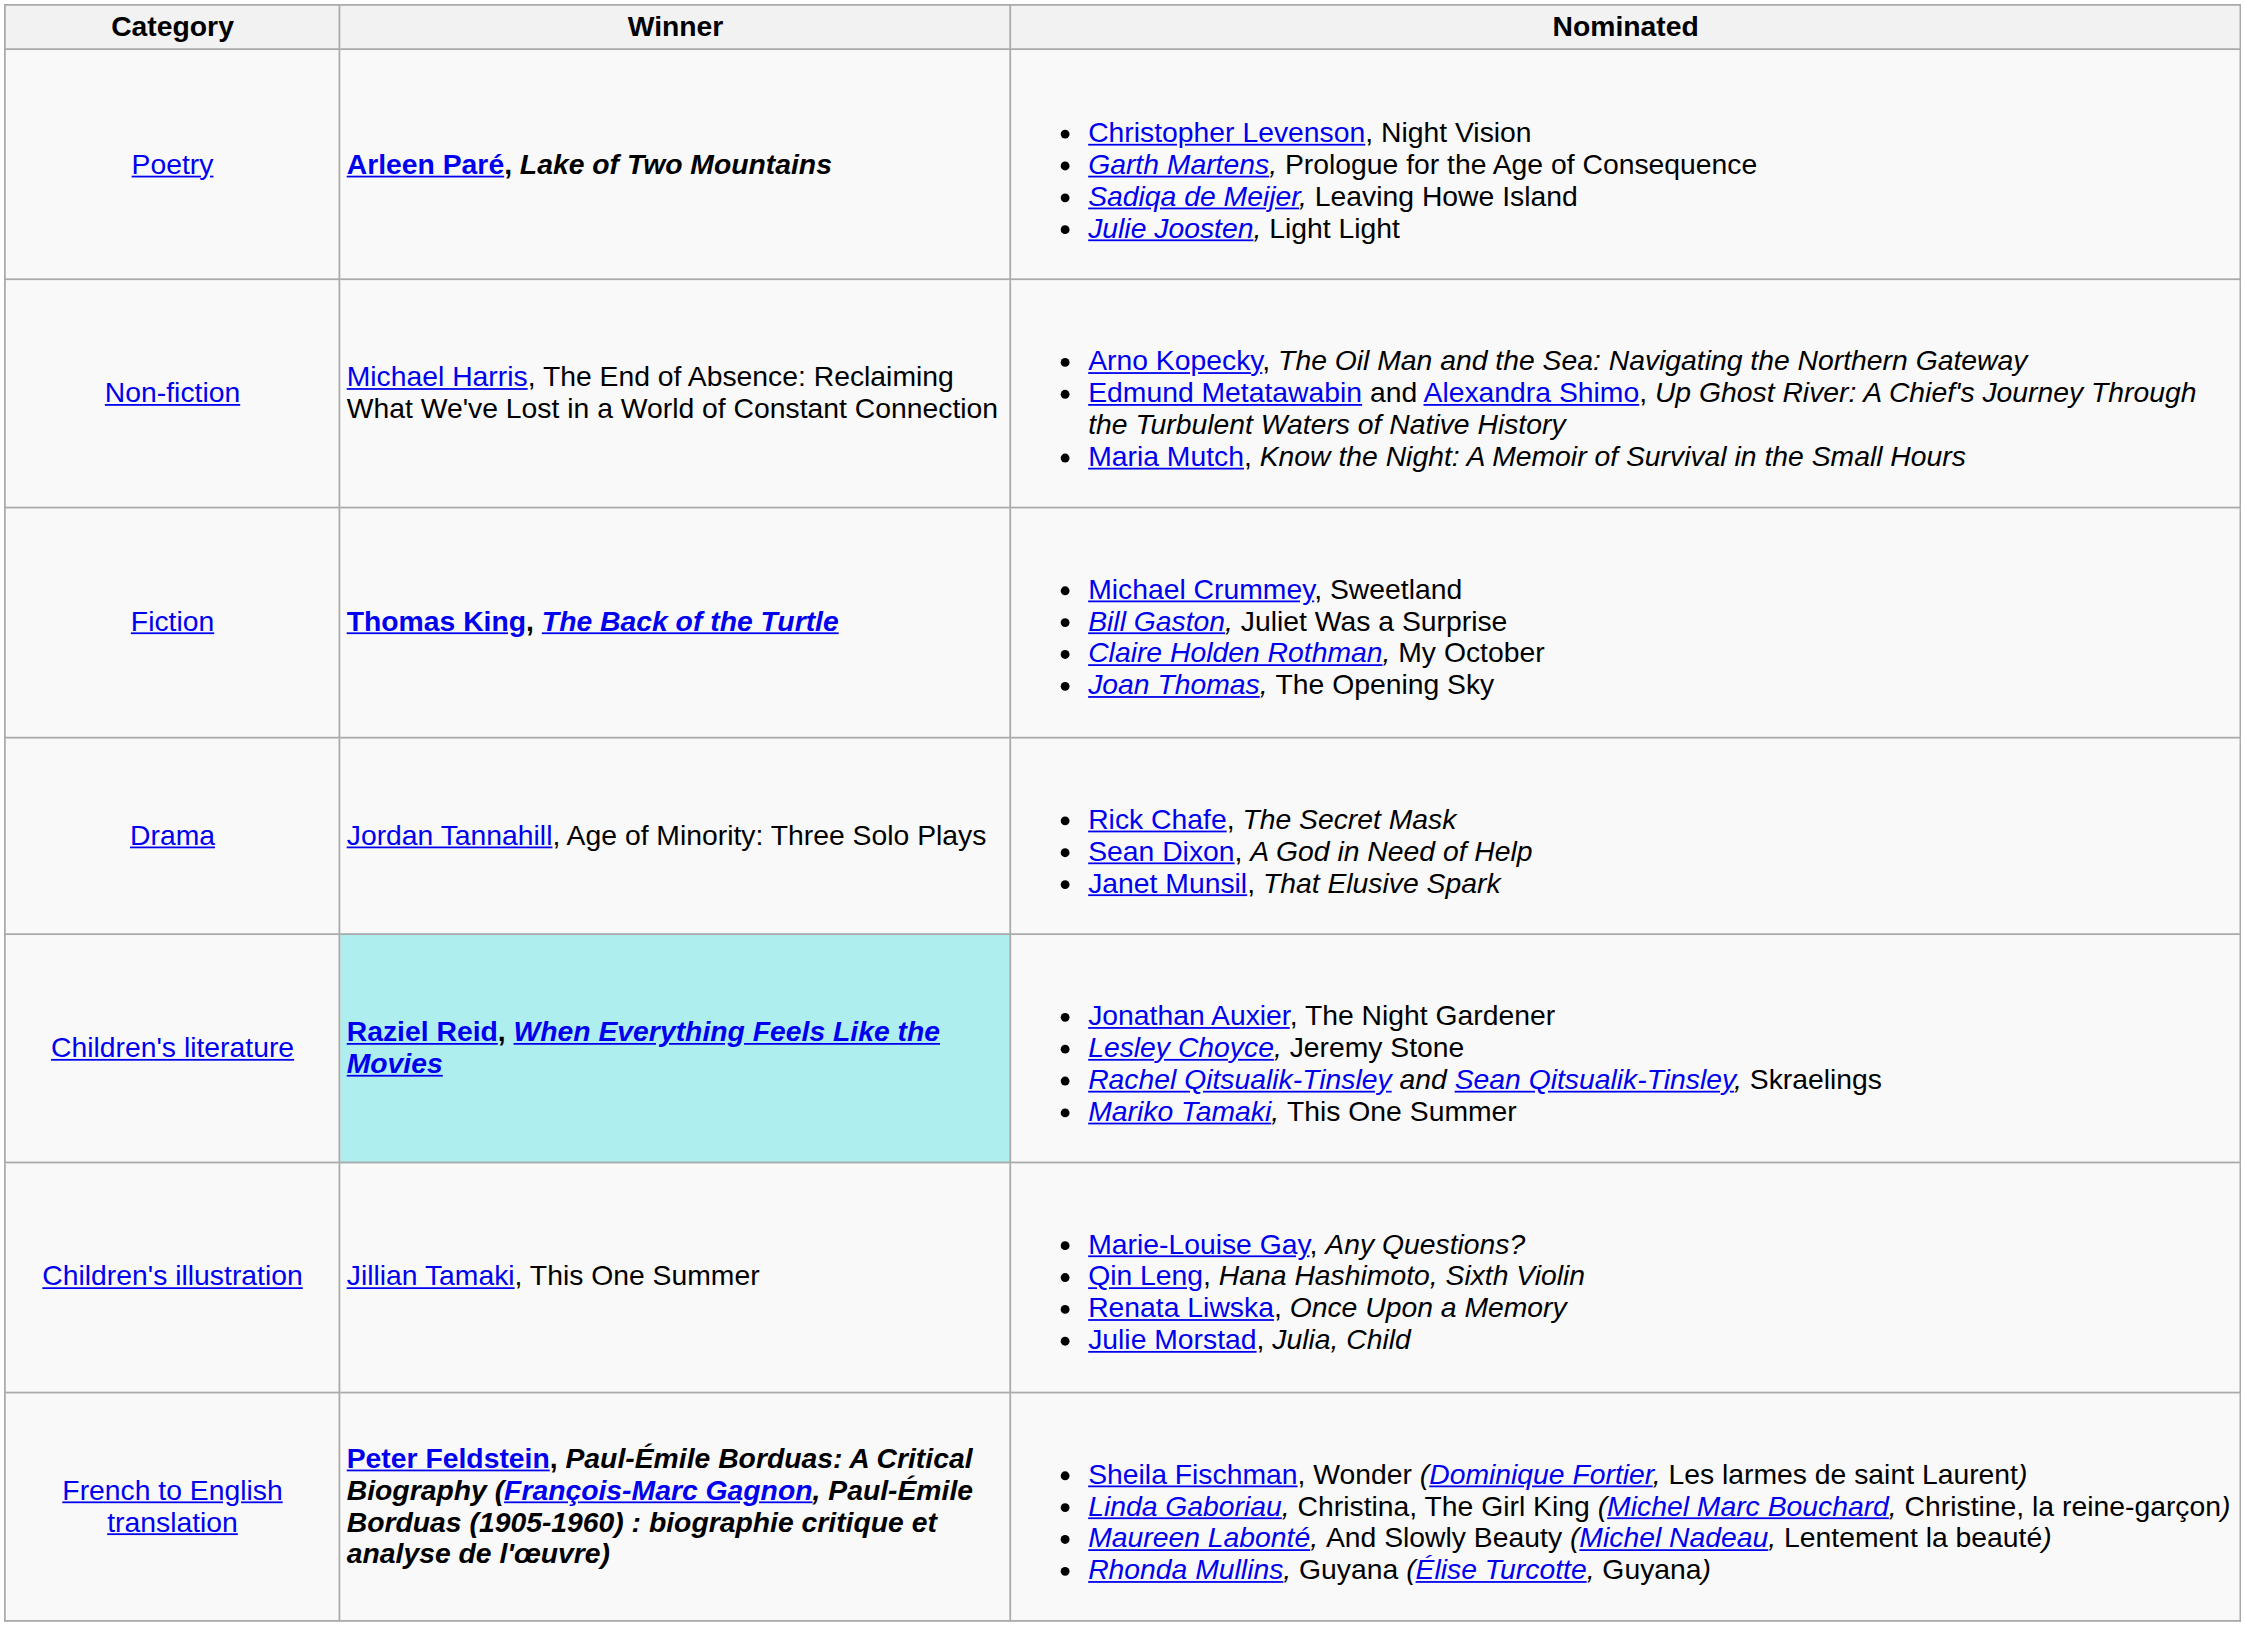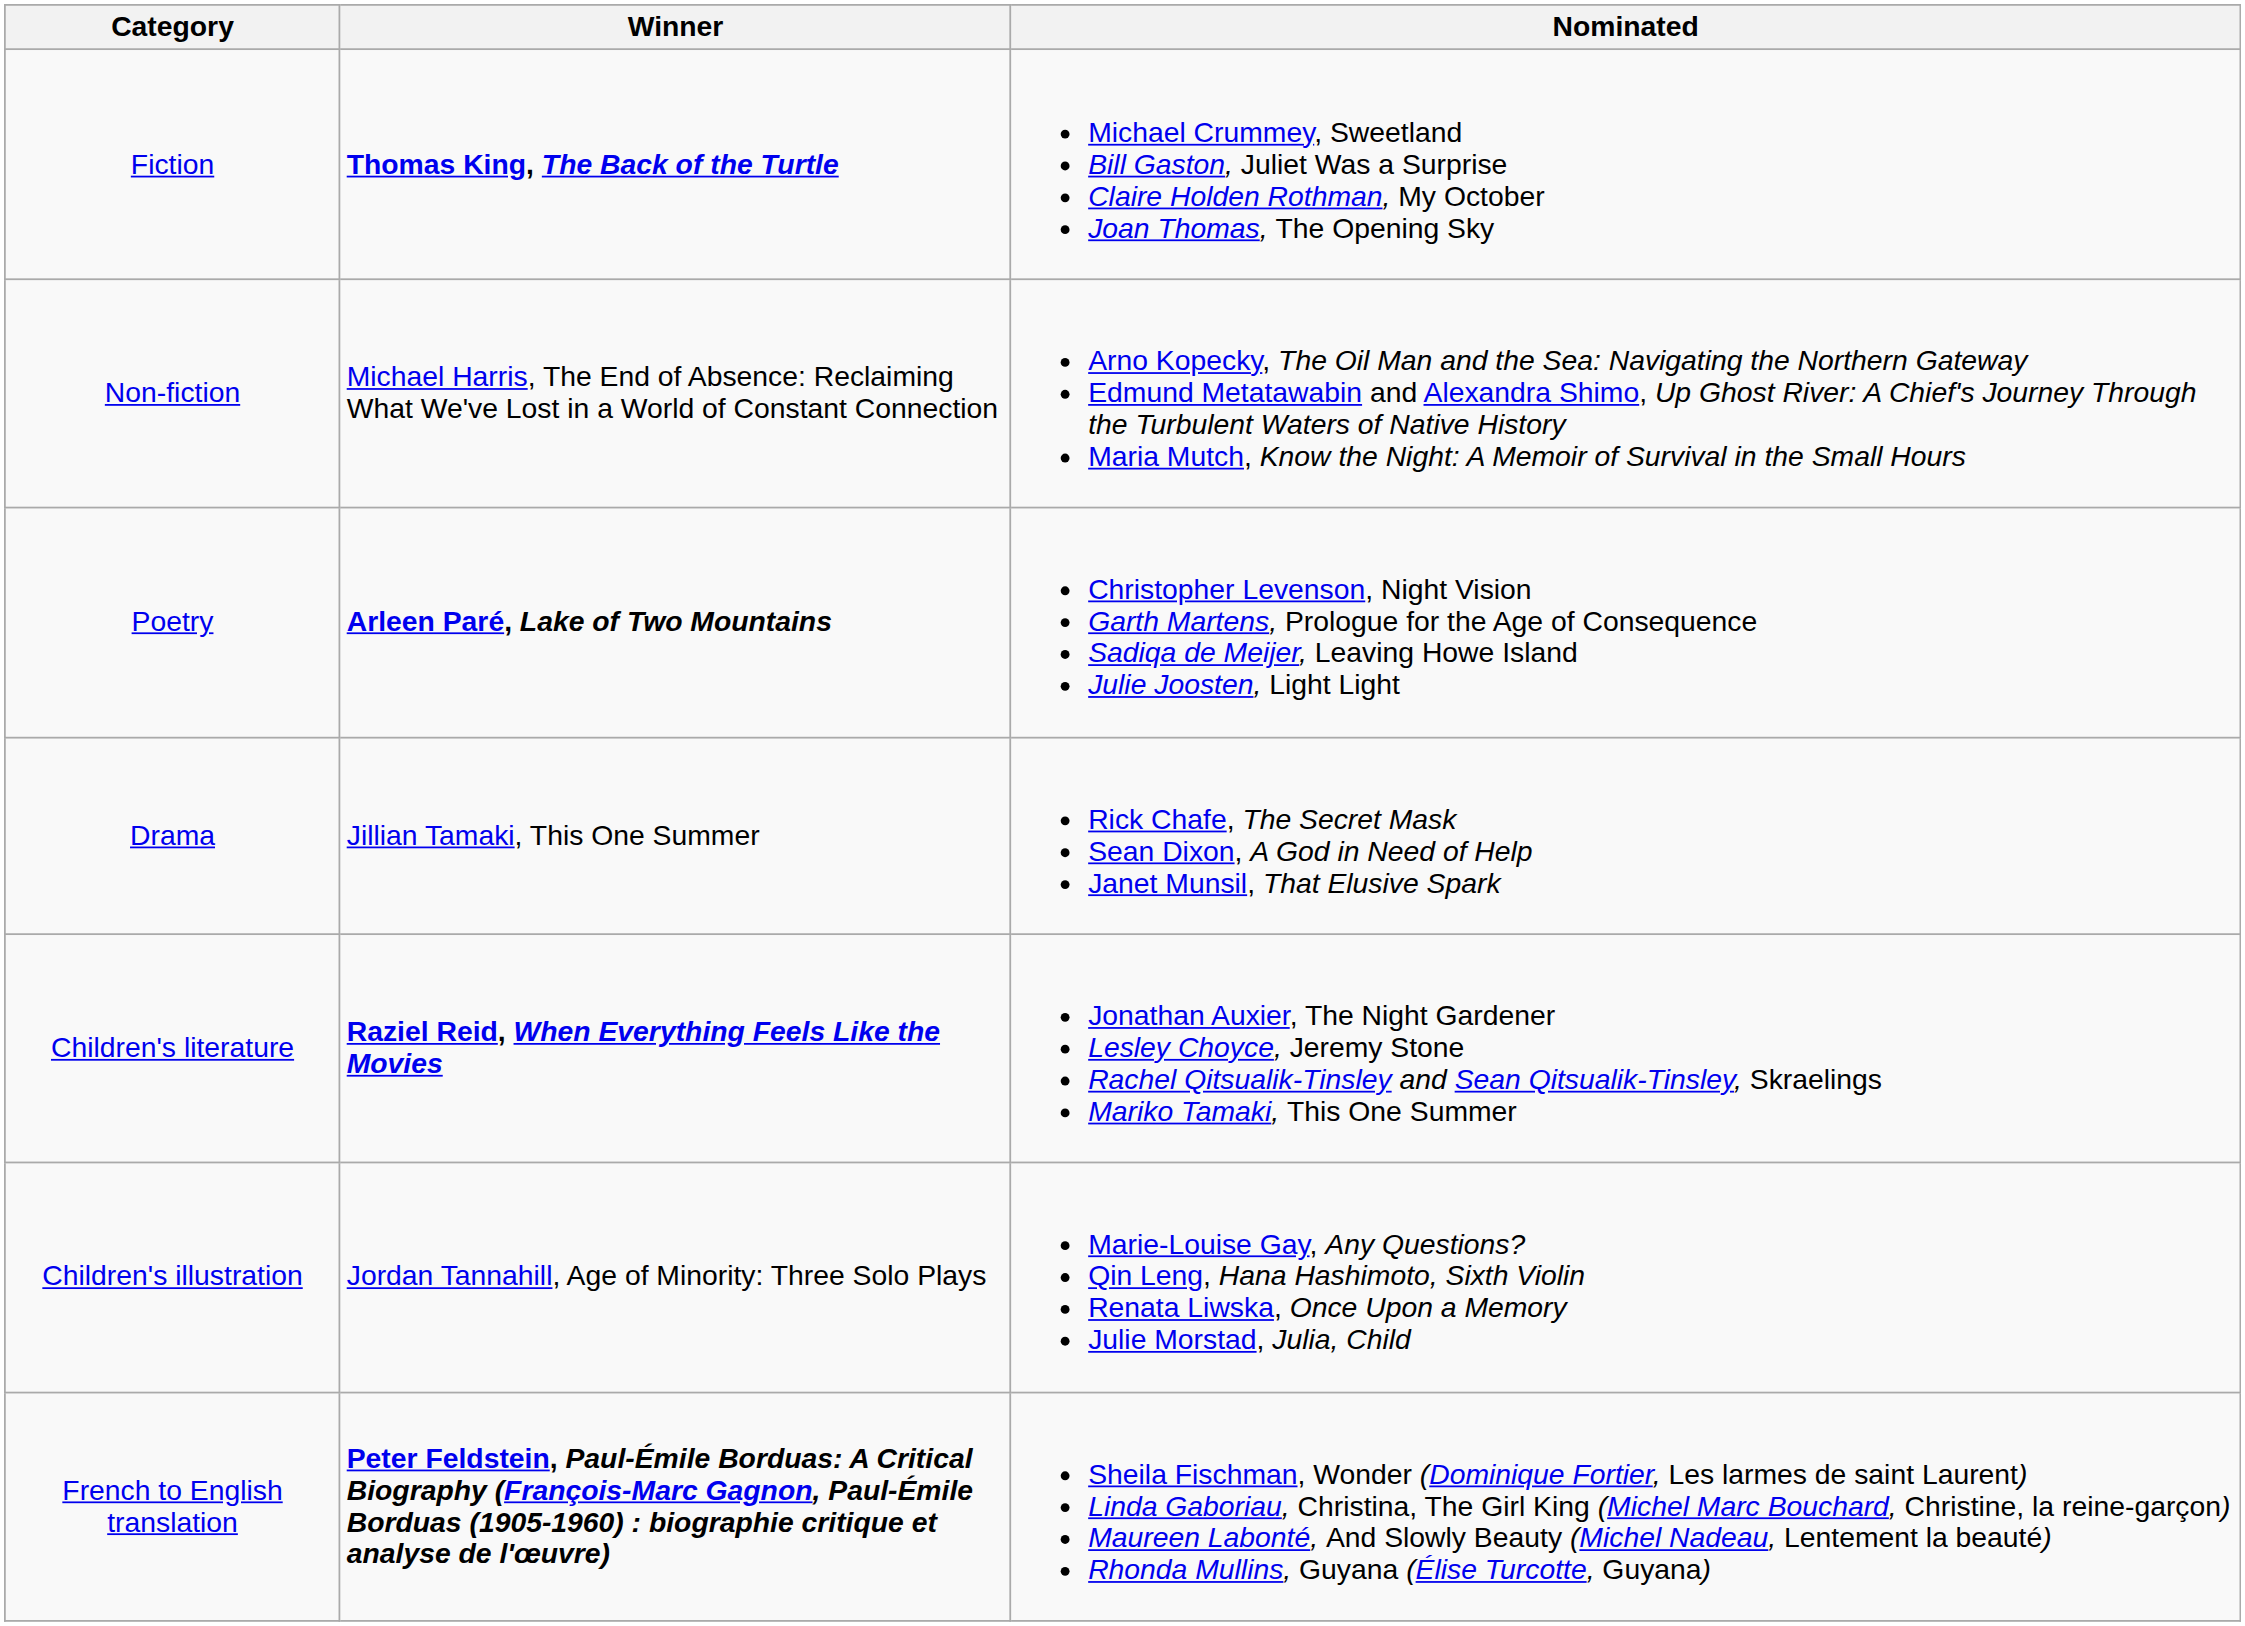rows swapped: (173, 621) <-> (173, 163)
(667, 834) Jordan Tannahill, Age of Minority: Three Solo Plays -> (553, 834) Jillian Tamaki, This One Summer
(643, 1048) paleturquoise background -> (643, 1048) no background
(553, 1277) Jillian Tamaki, This One Summer -> (667, 1277) Jordan Tannahill, Age of Minority: Three Solo Plays
